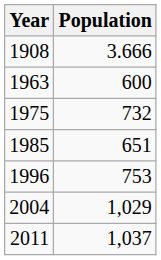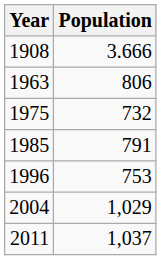(137, 82) 600 -> (137, 82) 806
(137, 145) 651 -> (137, 145) 791
